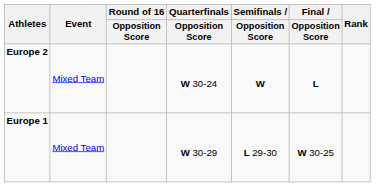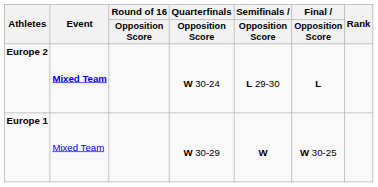(78, 79) normal -> (80, 79) bold
(260, 84) W -> (263, 84) L 29-30
(260, 153) L 29-30 -> (263, 153) W
